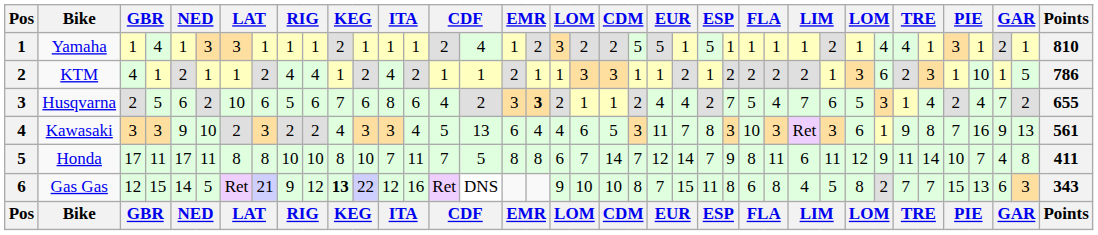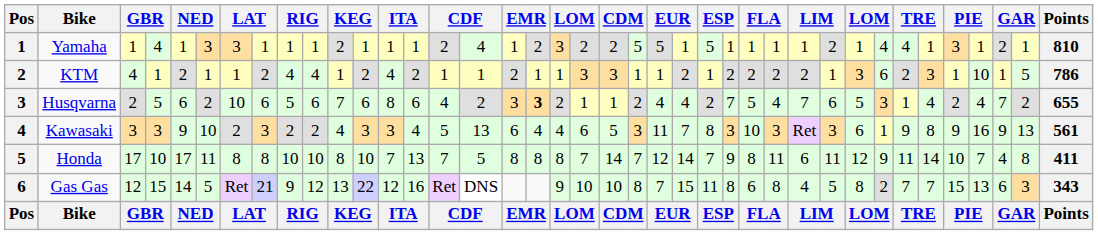(956, 130) 7 -> (956, 130) 9
(158, 158) 11 -> (158, 158) 10
(416, 158) 11 -> (416, 158) 13
(560, 158) 6 -> (560, 158) 8
(340, 186) bold -> (340, 186) normal
